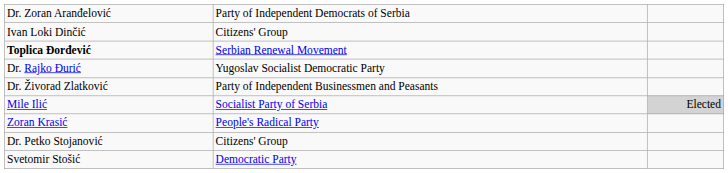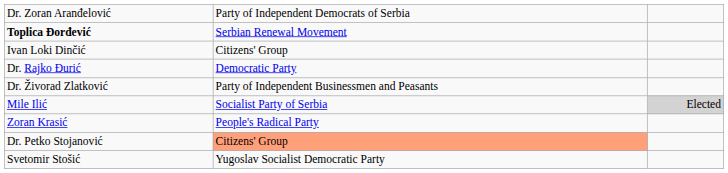rows swapped: (46, 31) <-> (49, 50)
(300, 68) Yugoslav Socialist Democratic Party -> (256, 68) Democratic Party
(252, 141) no background -> (252, 141) lightsalmon background
(256, 159) Democratic Party -> (300, 159) Yugoslav Socialist Democratic Party
